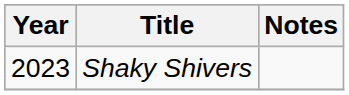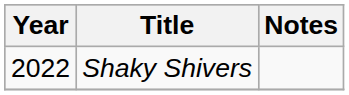(40, 67) 2023 -> (40, 67) 2022
